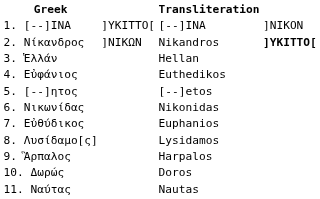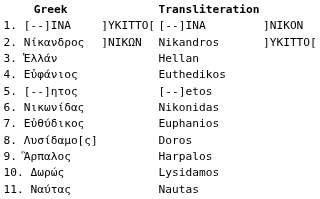(290, 42) bold -> (290, 42) normal
(189, 140) Lysidamos -> (175, 140) Doros
(175, 172) Doros -> (189, 172) Lysidamos
